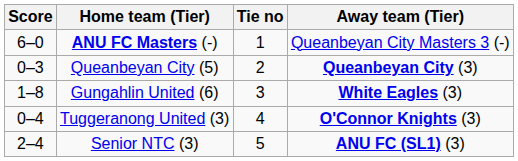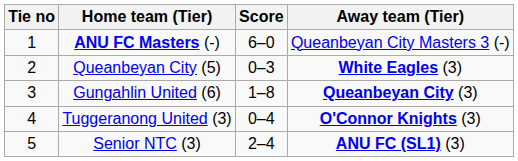columns swapped: (260, 17) <-> (30, 17)
(400, 67) Queanbeyan City (3) -> (400, 67) White Eagles (3)
(400, 93) White Eagles (3) -> (400, 93) Queanbeyan City (3)
